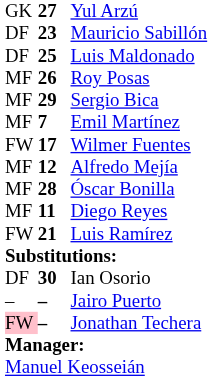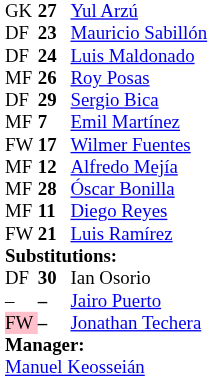(47, 55) 25 -> (47, 55) 24
(19, 100) MF -> (17, 100) DF
